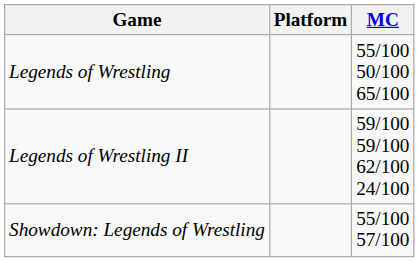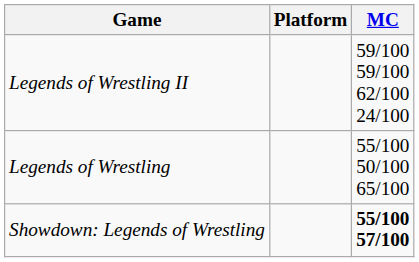rows swapped: (90, 71) <-> (99, 156)
(383, 229) normal -> (383, 229) bold
